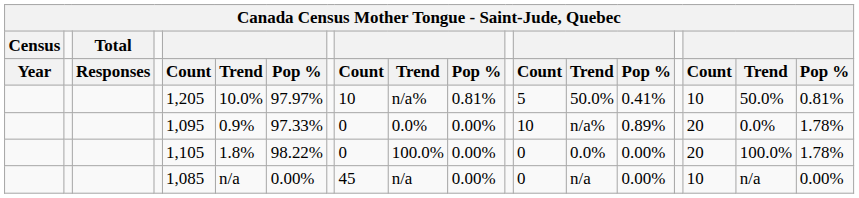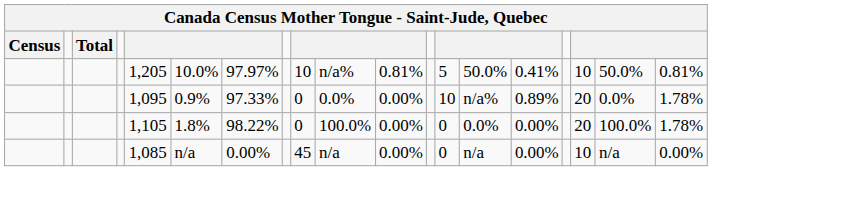- row: (34, 71)
